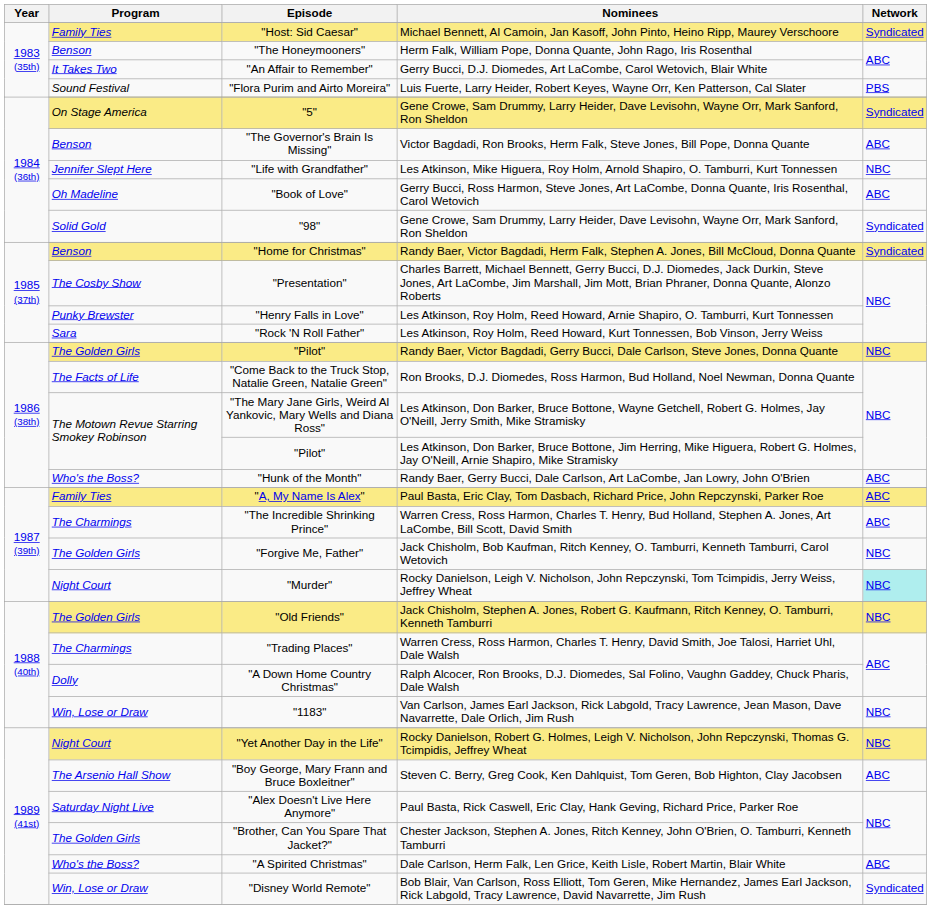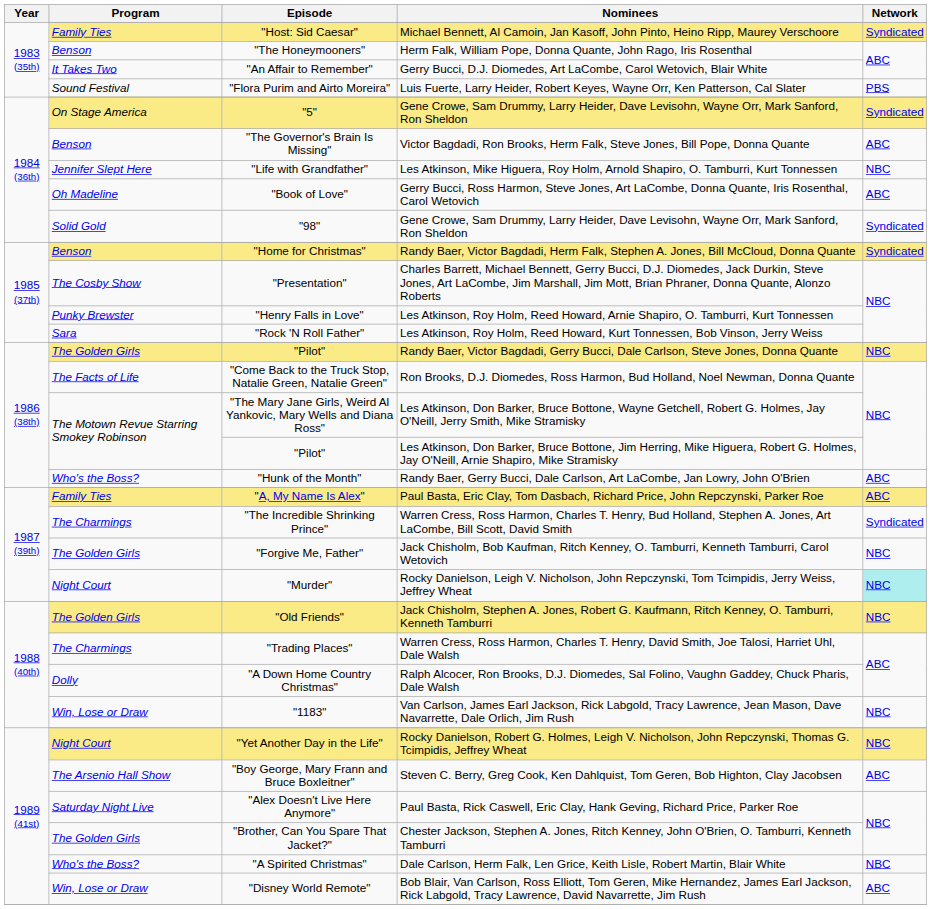(878, 522) ABC -> (895, 522) Syndicated
(878, 863) ABC -> (878, 863) NBC
(895, 889) Syndicated -> (878, 889) ABC
